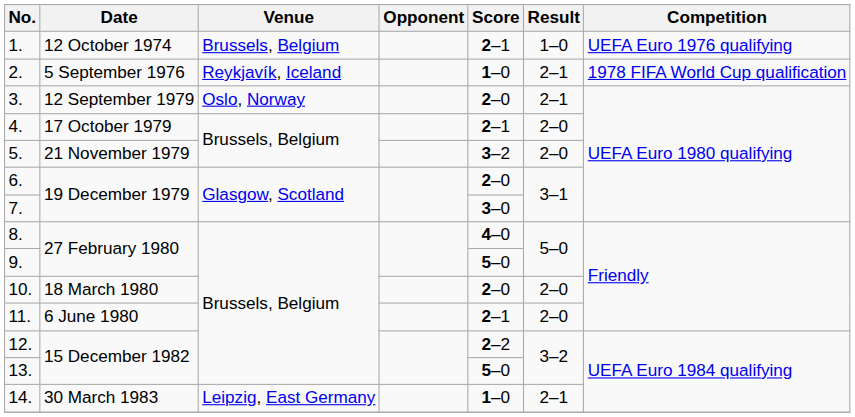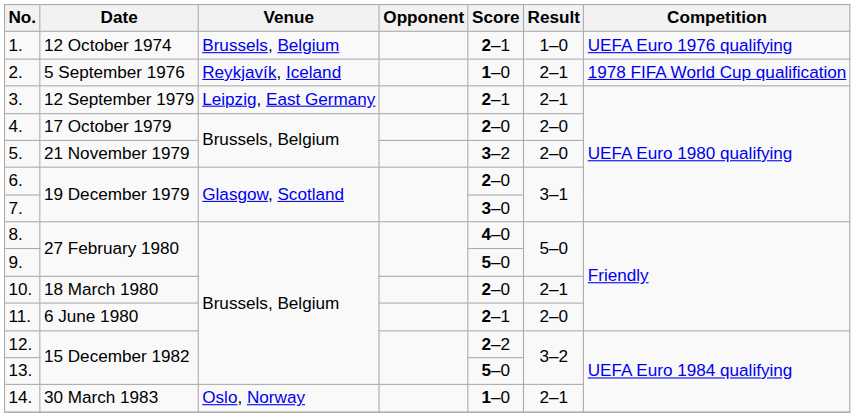(254, 99) Oslo, Norway -> (289, 99) Leipzig, East Germany
(496, 99) 2–0 -> (496, 99) 2–1
(496, 126) 2–1 -> (496, 126) 2–0
(554, 289) 2–0 -> (554, 289) 2–1
(289, 398) Leipzig, East Germany -> (254, 398) Oslo, Norway
